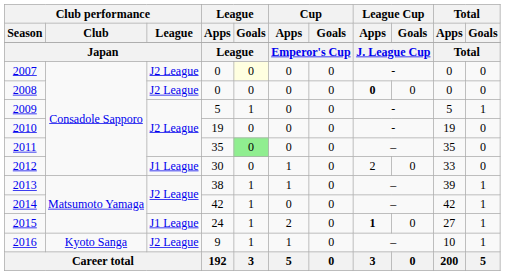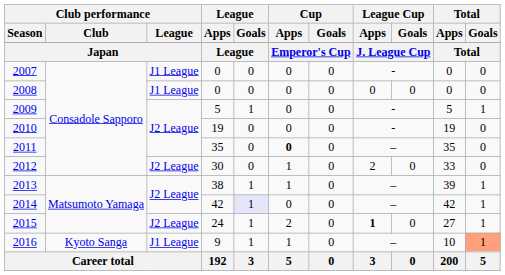(174, 71) J2 League -> (174, 71) J1 League
(251, 71) lightyellow background -> (251, 71) no background
(174, 90) J2 League -> (174, 90) J1 League
(373, 90) bold -> (373, 90) normal
(251, 147) lightgreen background -> (251, 147) no background
(289, 147) normal -> (289, 147) bold
(174, 166) J1 League -> (174, 166) J2 League
(251, 204) no background -> (251, 204) lavender background
(174, 223) J1 League -> (174, 223) J2 League
(174, 242) J2 League -> (174, 242) J1 League
(483, 242) no background -> (483, 242) lightsalmon background
